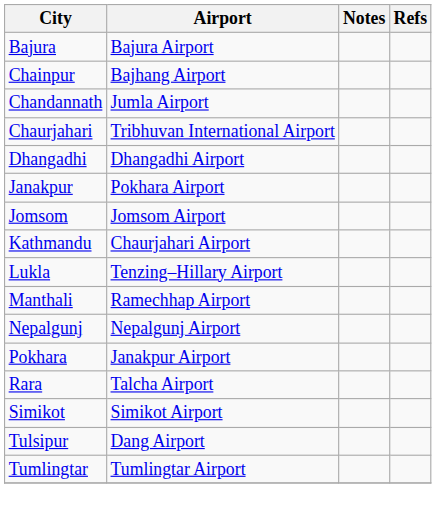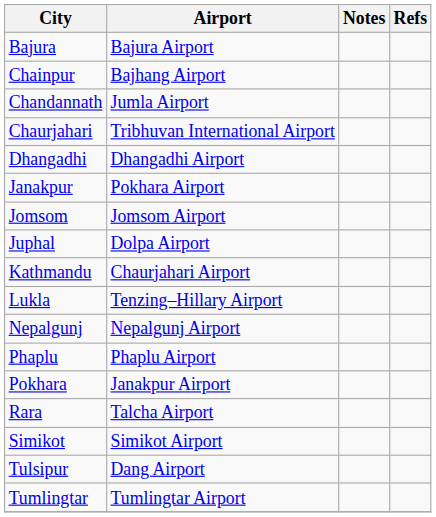+ row: (32, 243)
- row: (41, 300)
+ row: (33, 356)
